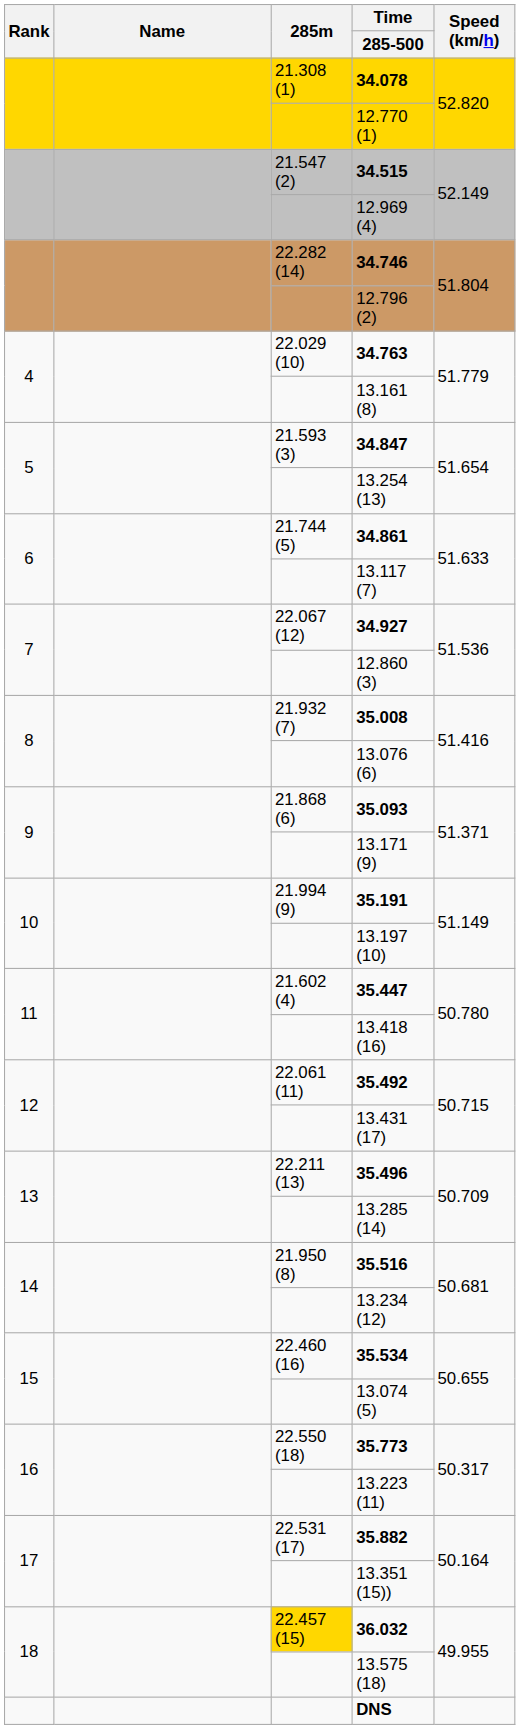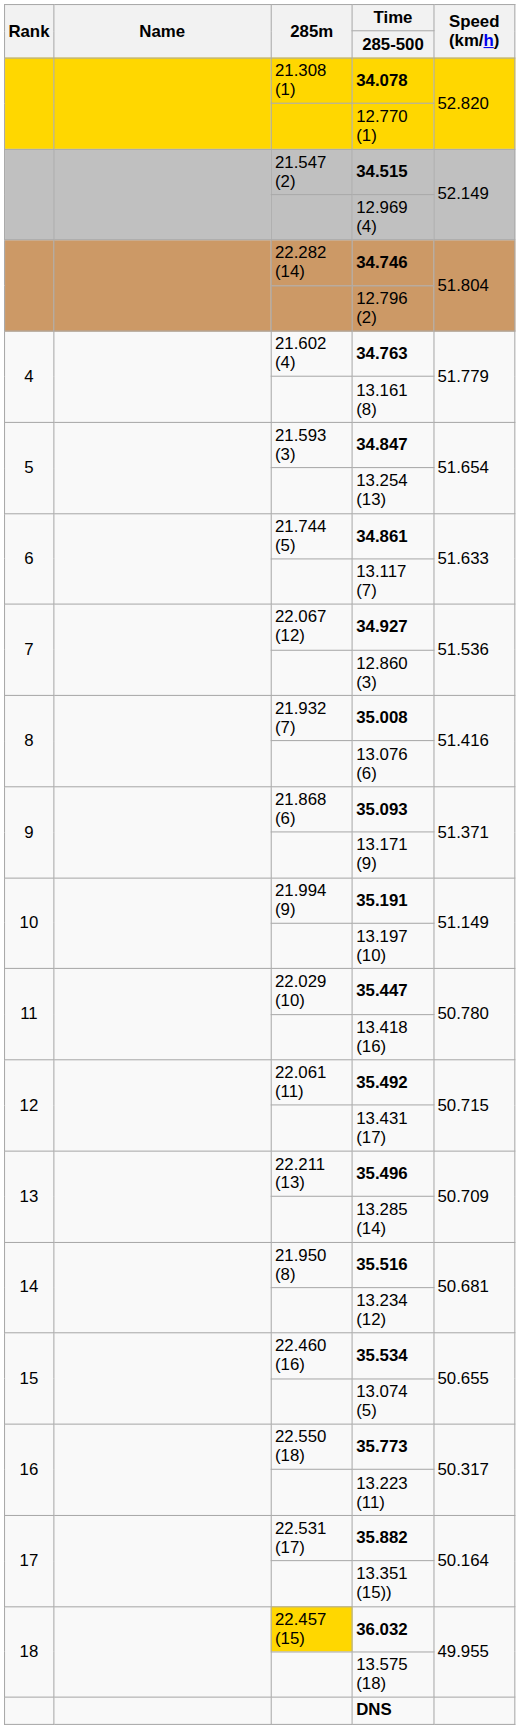(301, 353) 22.029 (10) -> (301, 353) 21.602 (4)
(301, 991) 21.602 (4) -> (301, 991) 22.029 (10)
